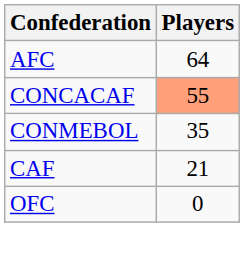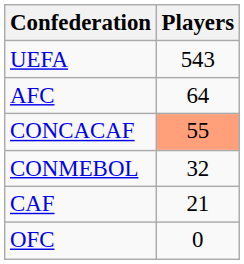+ row: (39, 58)
(198, 131) 35 -> (198, 167) 32
